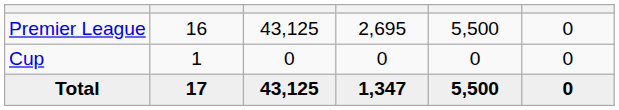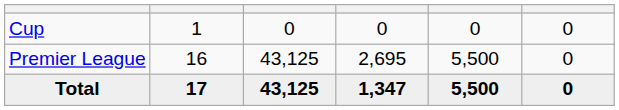rows swapped: (77, 28) <-> (27, 59)
